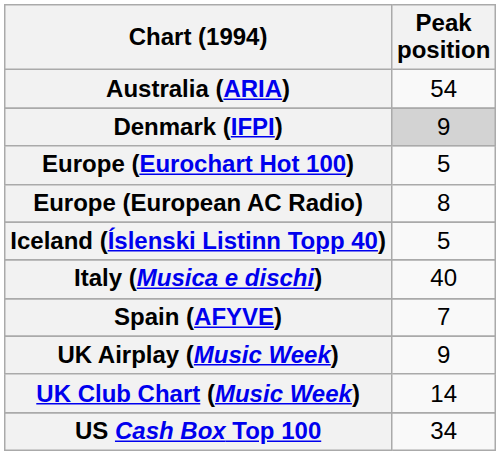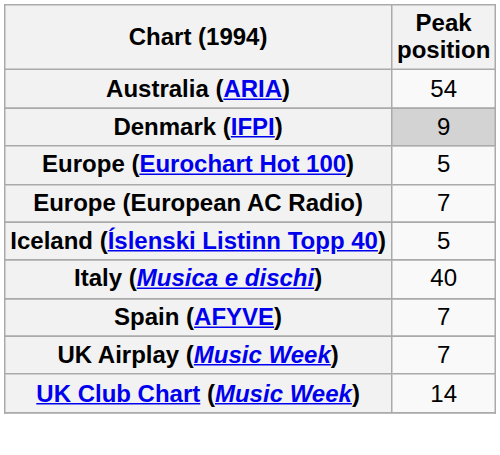(444, 202) 8 -> (444, 202) 7
(444, 355) 9 -> (444, 355) 7
- row: (198, 431)
